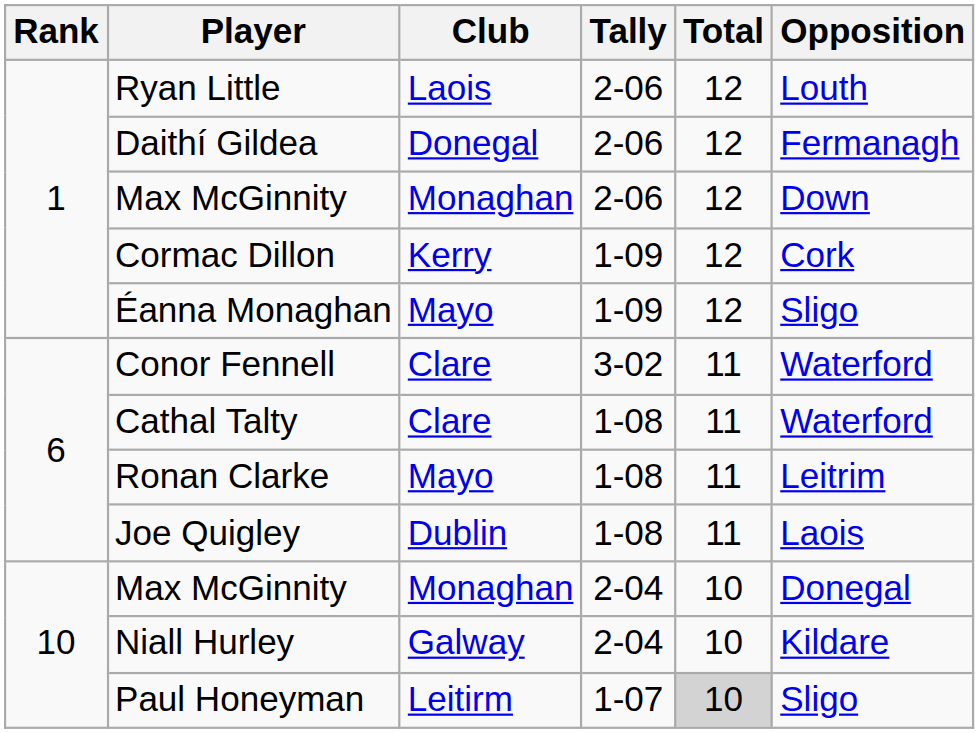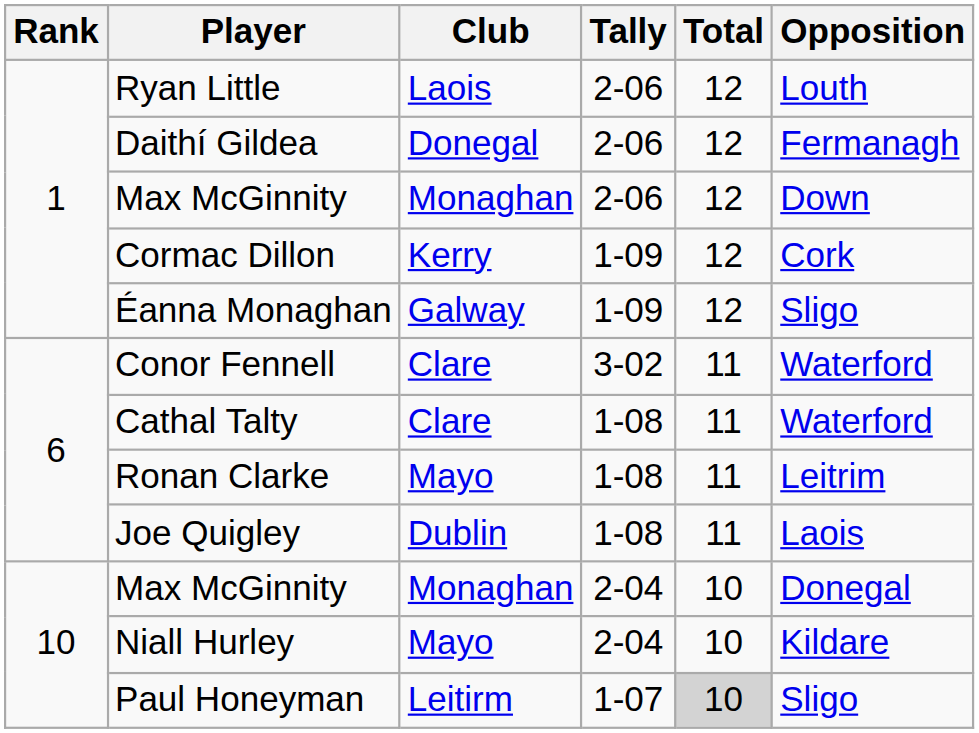(451, 310) Mayo -> (466, 310) Galway
(466, 643) Galway -> (451, 643) Mayo
